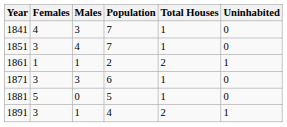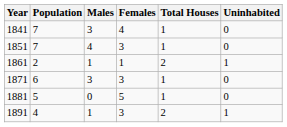columns swapped: (131, 12) <-> (51, 12)
